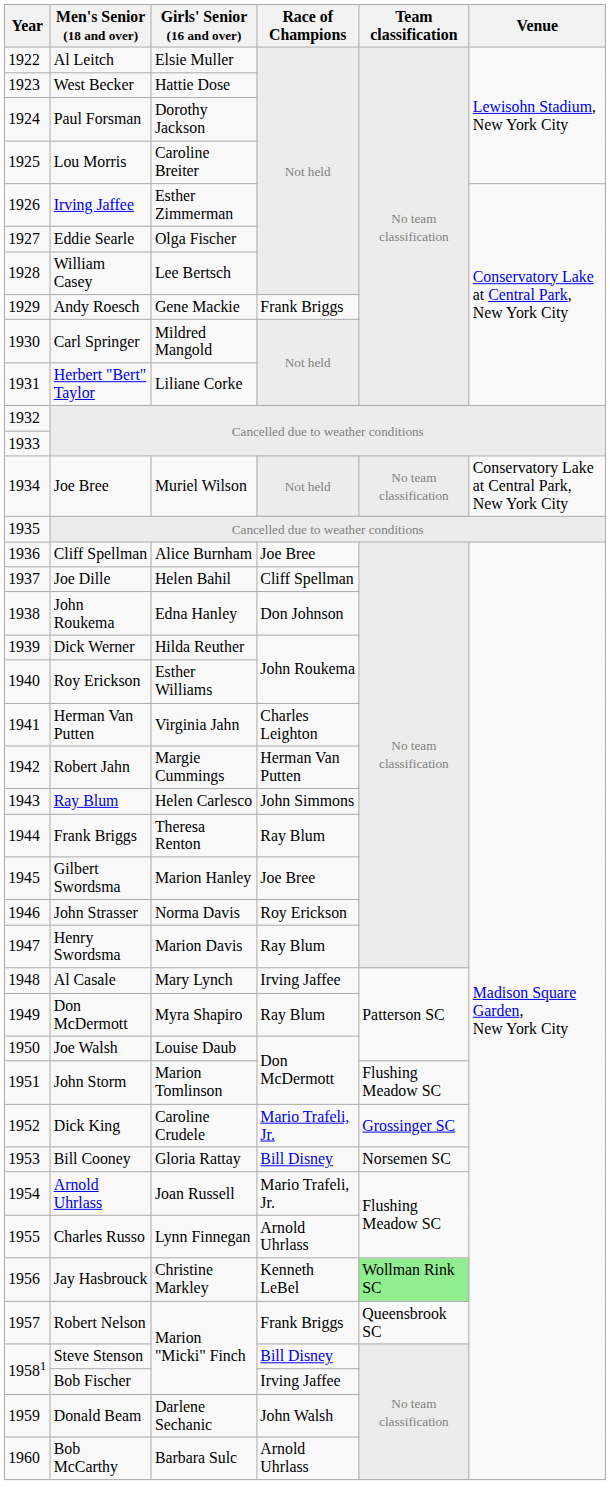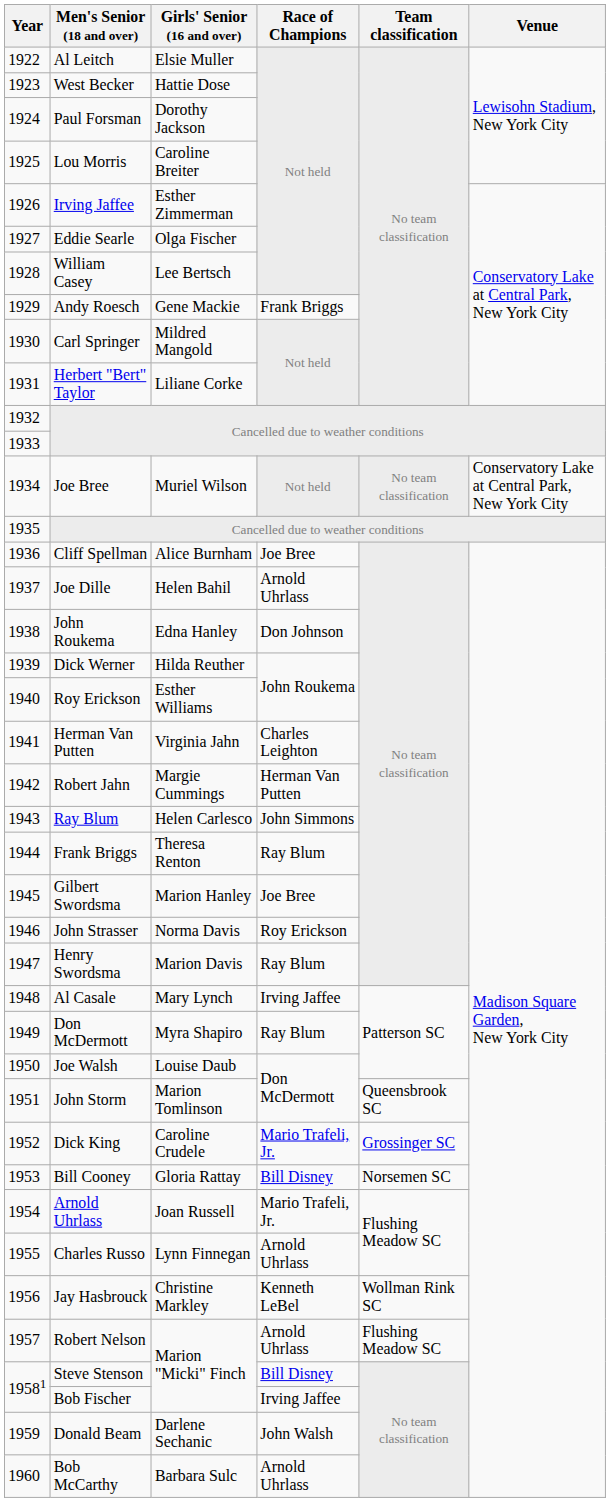(307, 579) Cliff Spellman -> (285, 588) Arnold Uhrlass
(402, 1082) Flushing Meadow SC -> (405, 1100) Queensbrook SC
(409, 1279) lightgreen background -> (409, 1297) no background
(302, 1322) Frank Briggs -> (285, 1340) Arnold Uhrlass
(405, 1322) Queensbrook SC -> (402, 1340) Flushing Meadow SC
